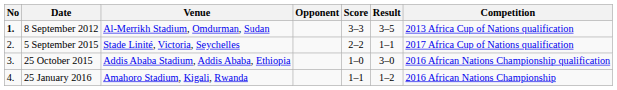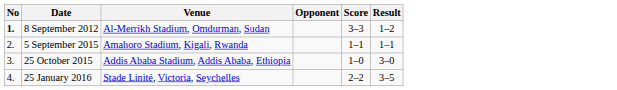- column: (508, 12)
(387, 28) 3–5 -> (387, 28) 1–2
(171, 45) Stade Linité, Victoria, Seychelles -> (176, 45) Amahoro Stadium, Kigali, Rwanda
(356, 45) 2–2 -> (356, 45) 1–1
(176, 77) Amahoro Stadium, Kigali, Rwanda -> (171, 77) Stade Linité, Victoria, Seychelles
(356, 77) 1–1 -> (356, 77) 2–2
(387, 77) 1–2 -> (387, 77) 3–5
